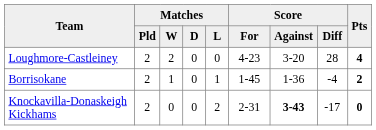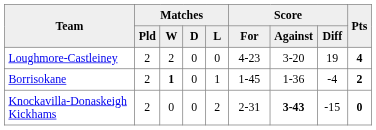(332, 58) 28 -> (332, 58) 19
(171, 79) normal -> (171, 79) bold
(332, 107) -17 -> (332, 107) -15
